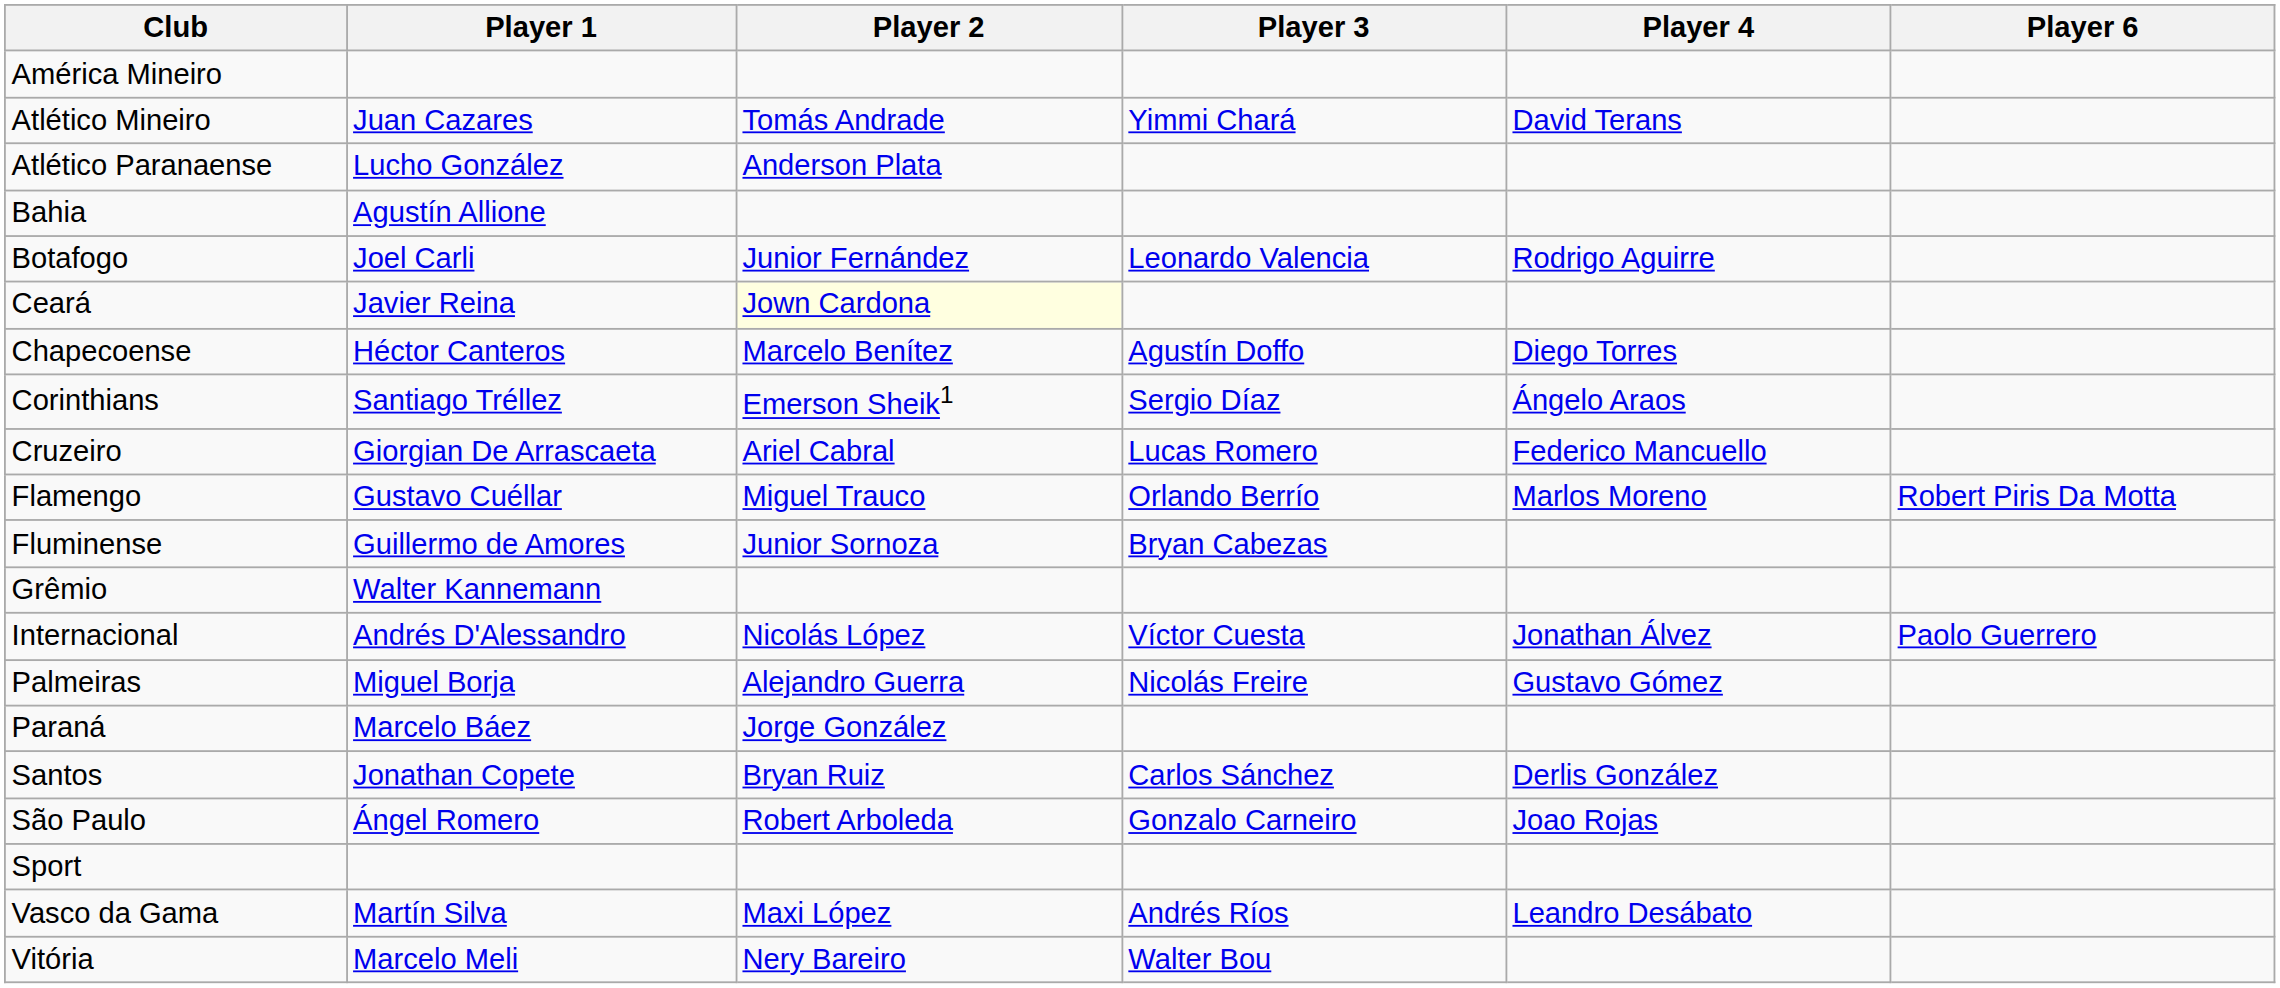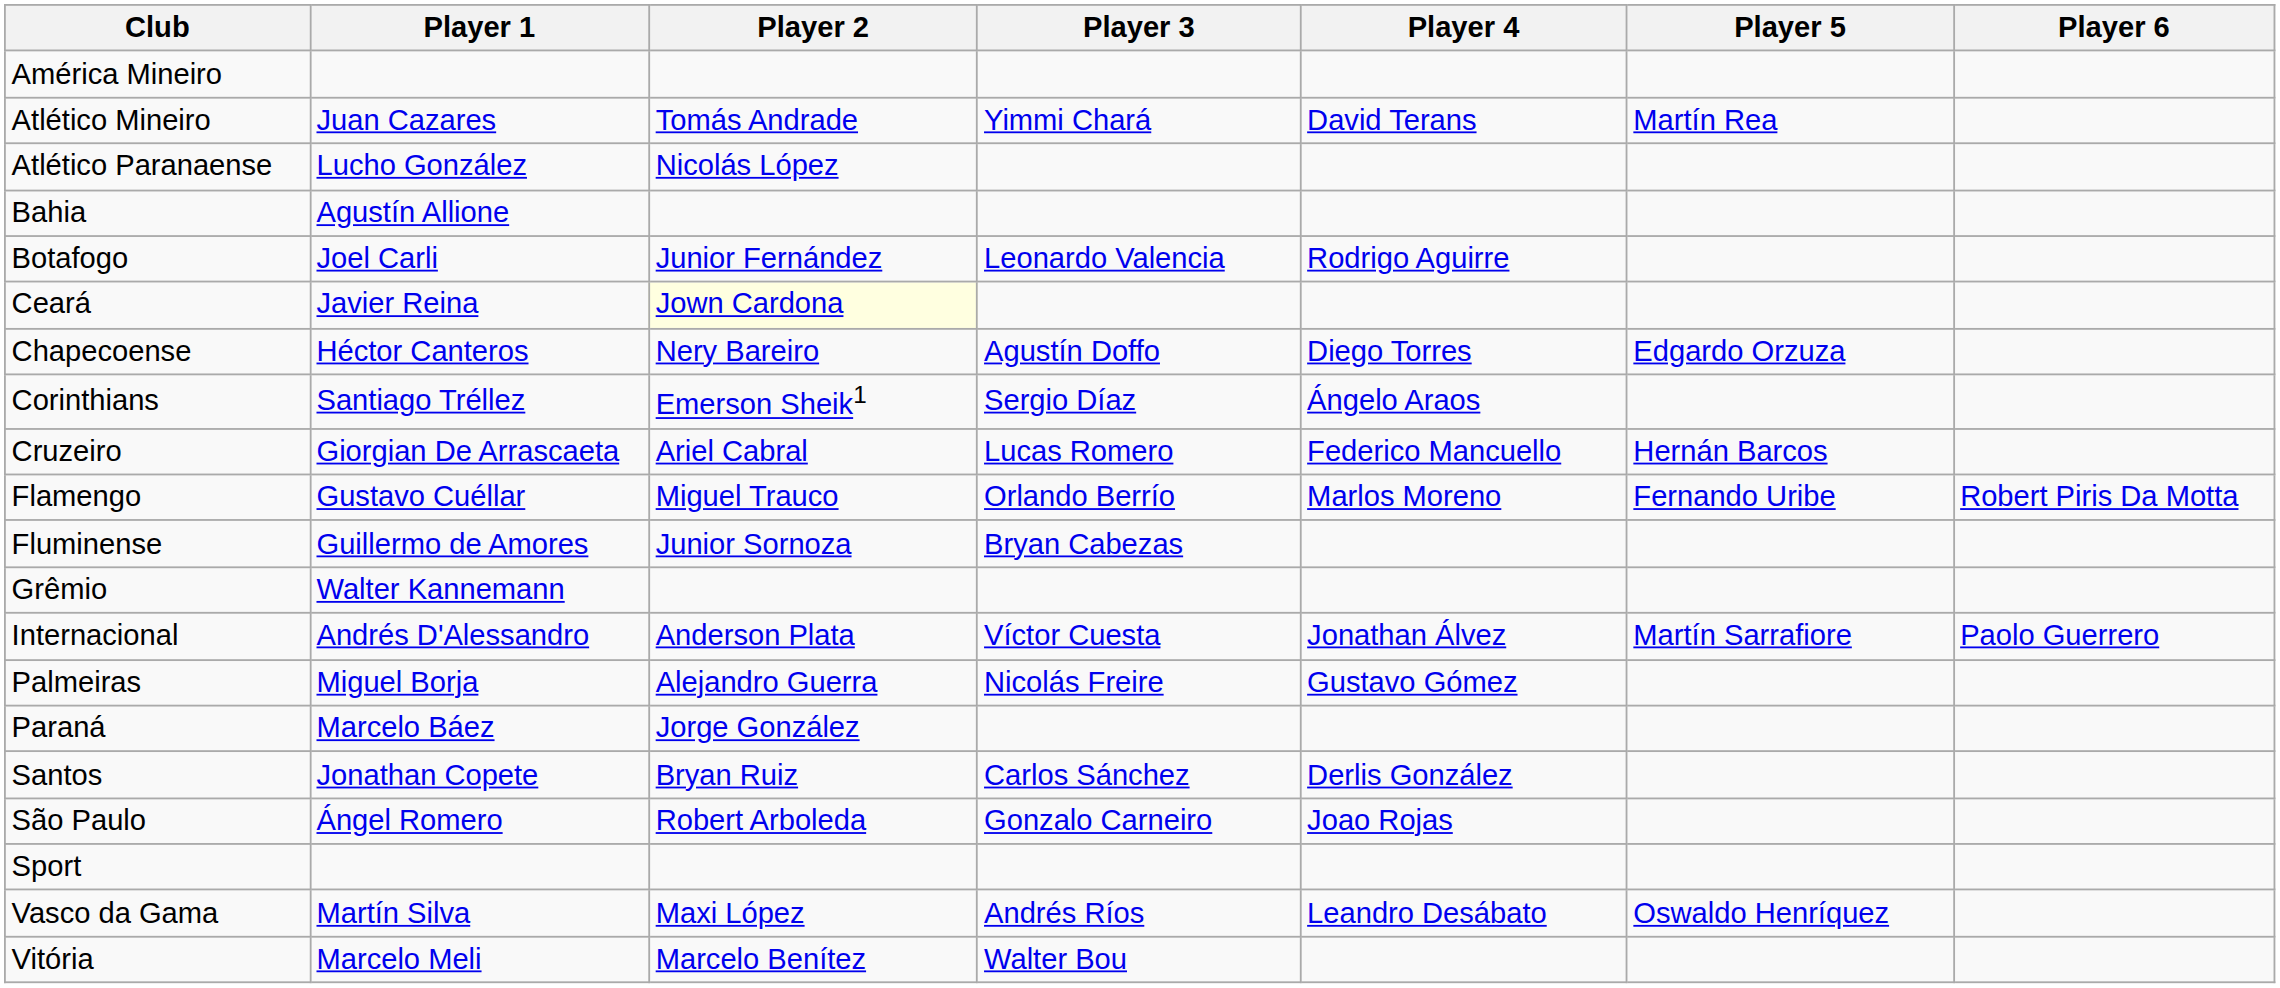+ column: (1790, 27)
(842, 166) Anderson Plata -> (747, 166) Nicolás López
(848, 350) Marcelo Benítez -> (737, 350) Nery Bareiro
(834, 635) Nicolás López -> (755, 635) Anderson Plata
(824, 959) Nery Bareiro -> (761, 959) Marcelo Benítez
